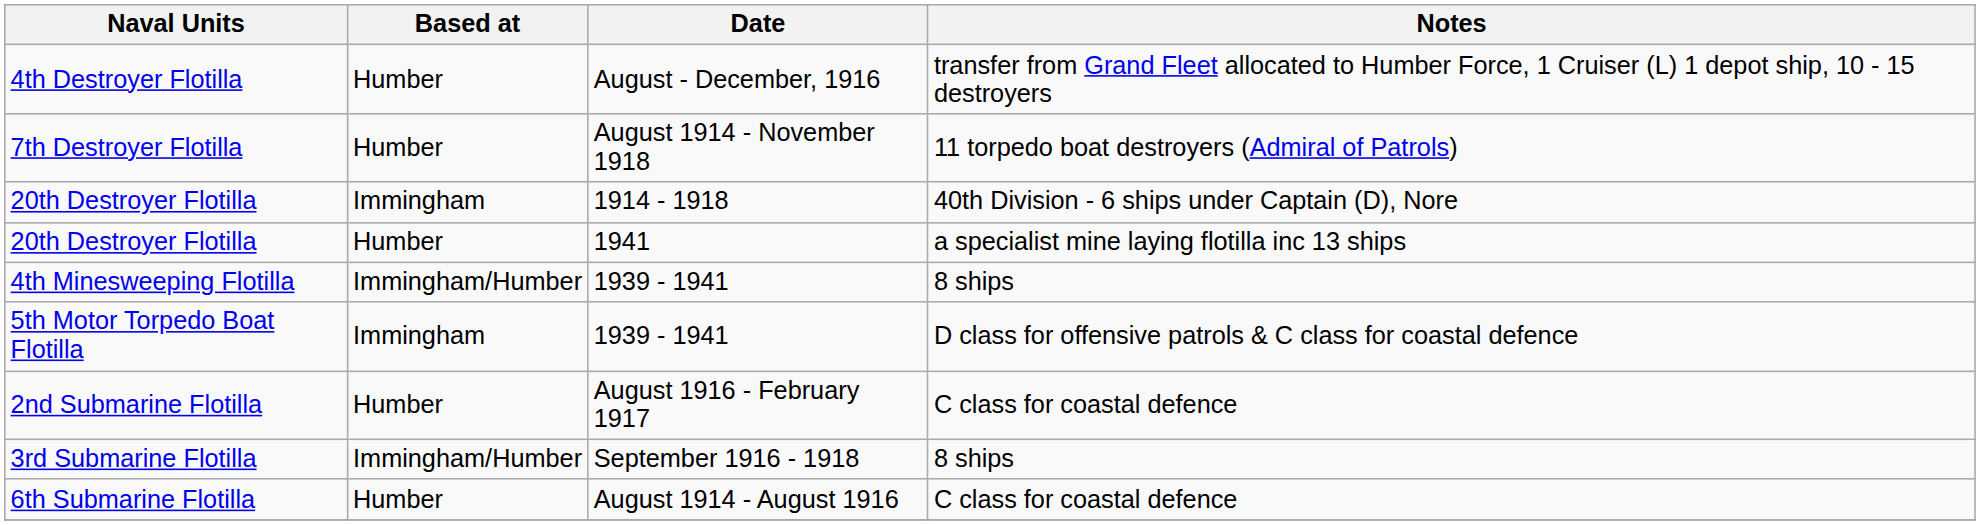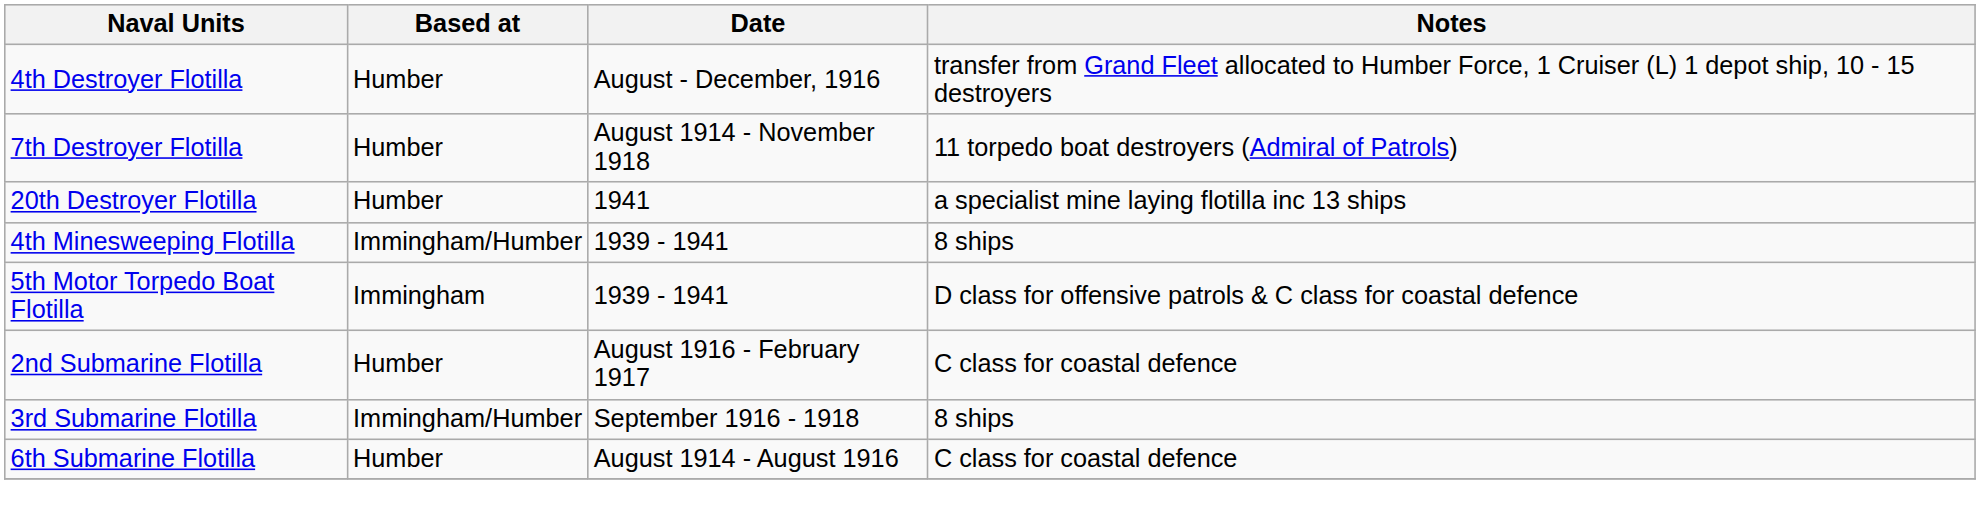- row: (134, 201)
